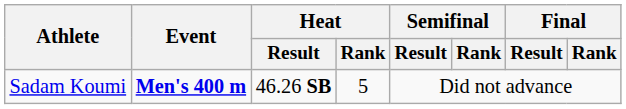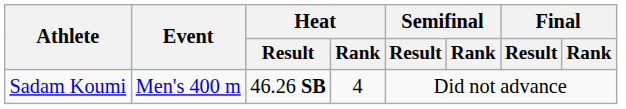(191, 86) bold -> (188, 86) normal
(363, 86) 5 -> (358, 86) 4
